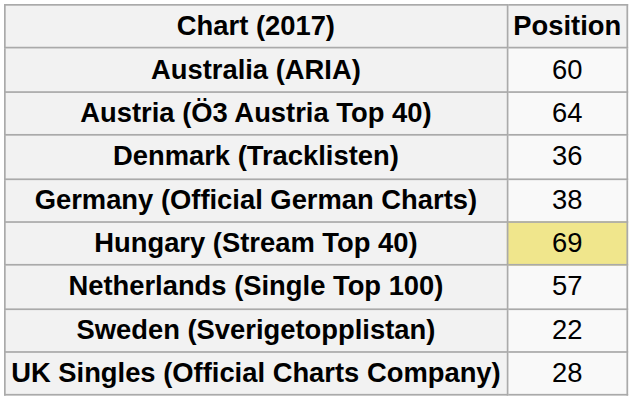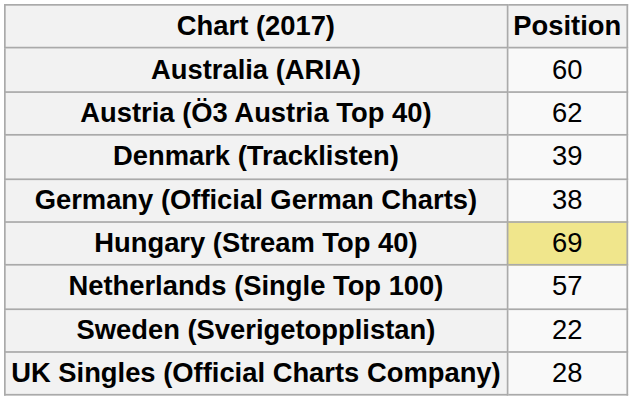(567, 112) 64 -> (567, 112) 62
(567, 156) 36 -> (567, 156) 39
